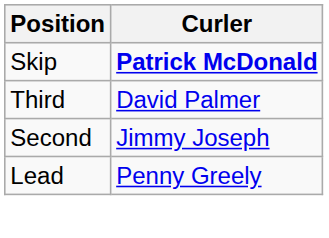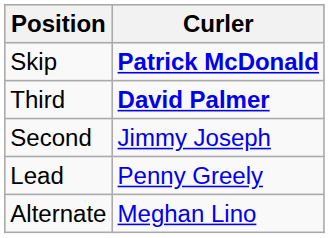(188, 100) normal -> (194, 100) bold
+ row: (58, 214)
